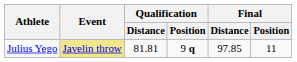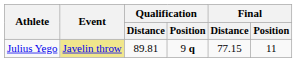(146, 49) 81.81 -> (146, 49) 89.81
(229, 49) 97.85 -> (229, 49) 77.15
